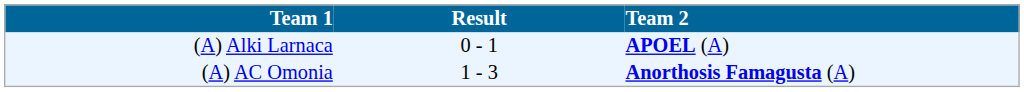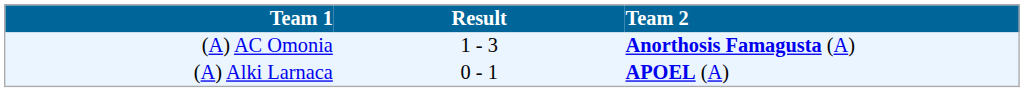rows swapped: (263, 45) <-> (267, 72)
